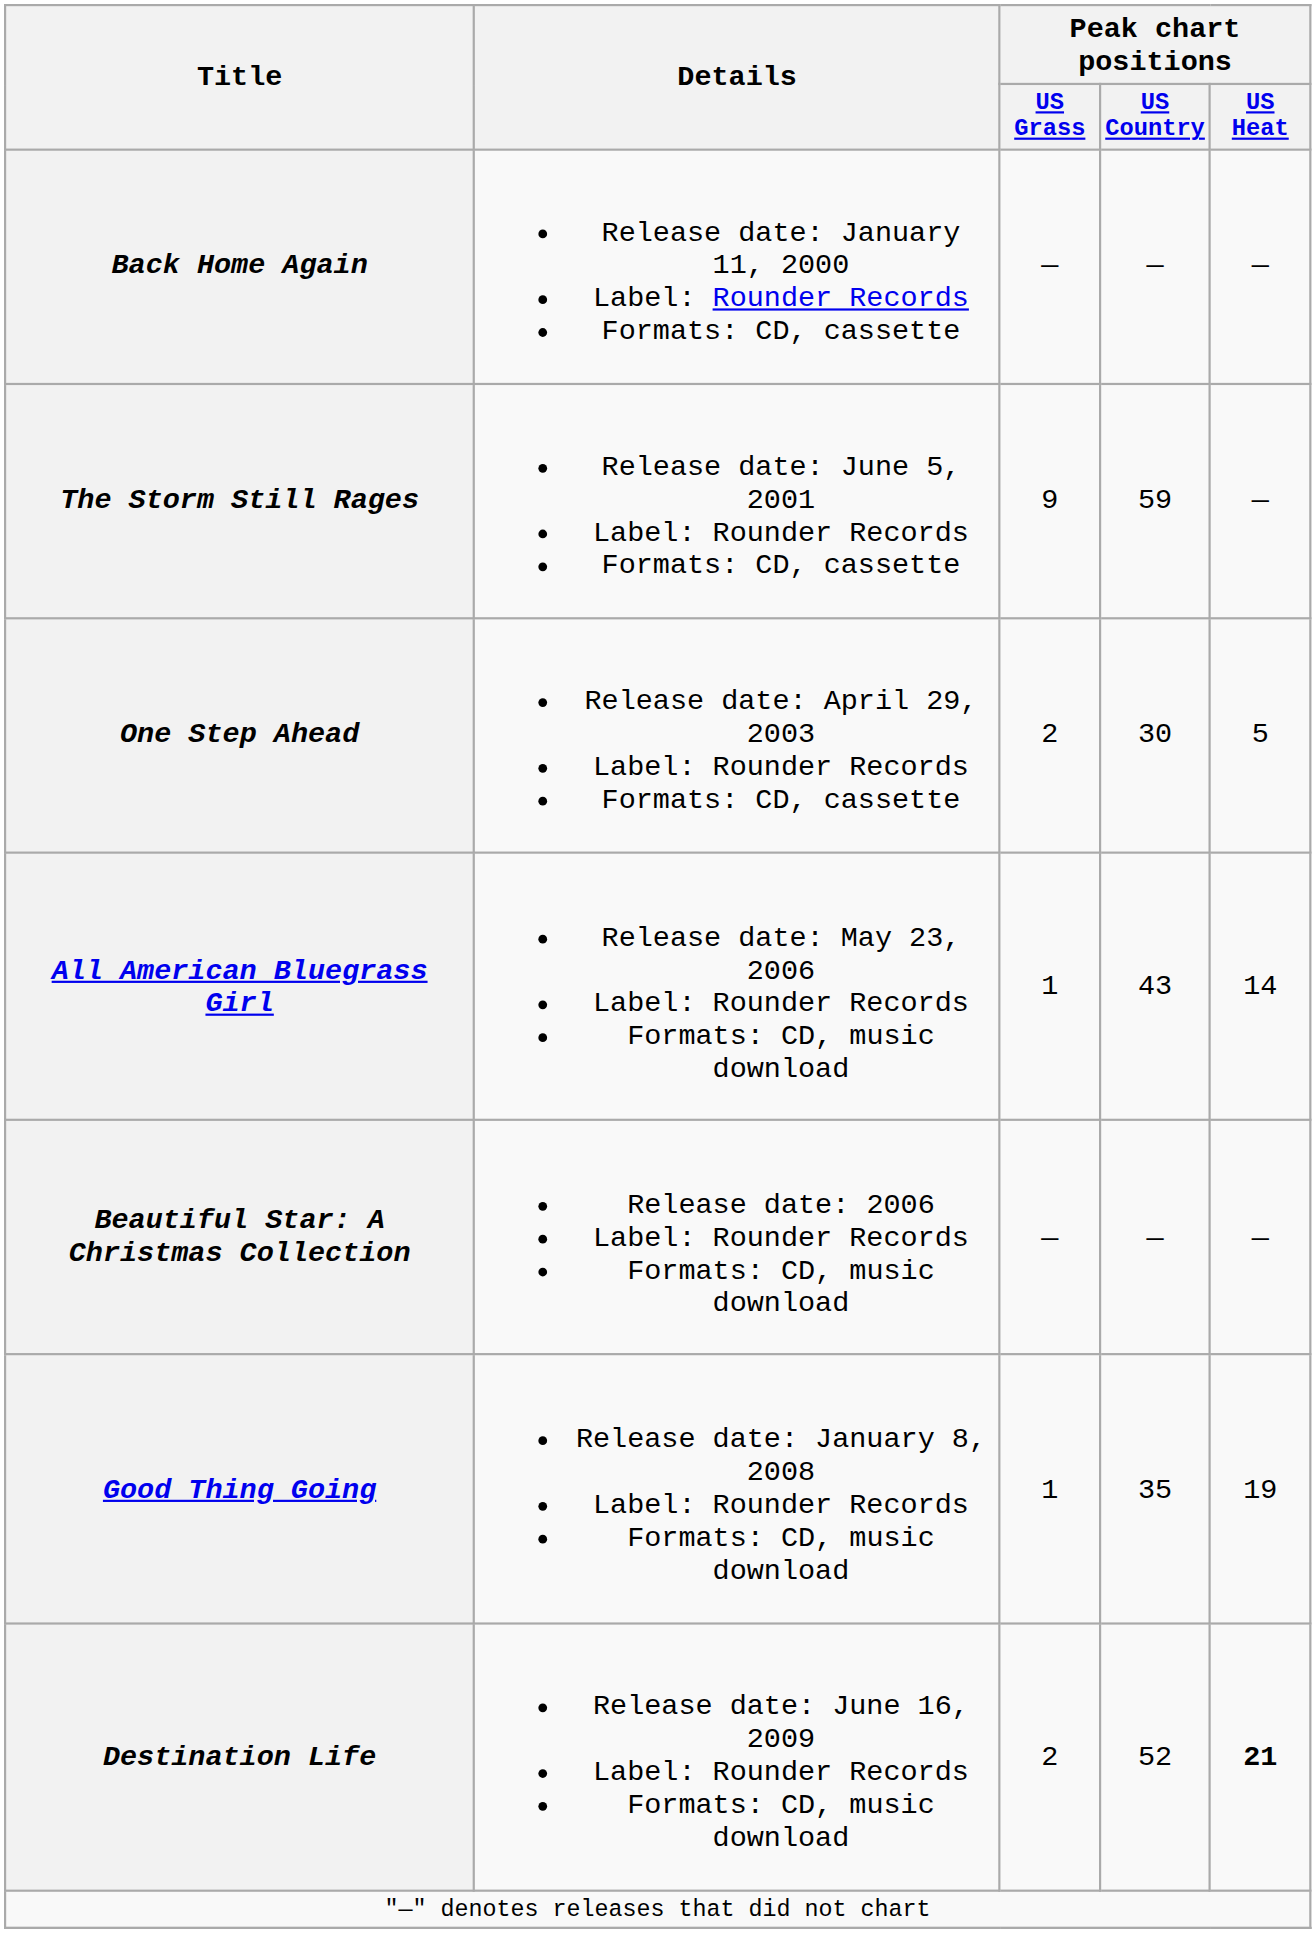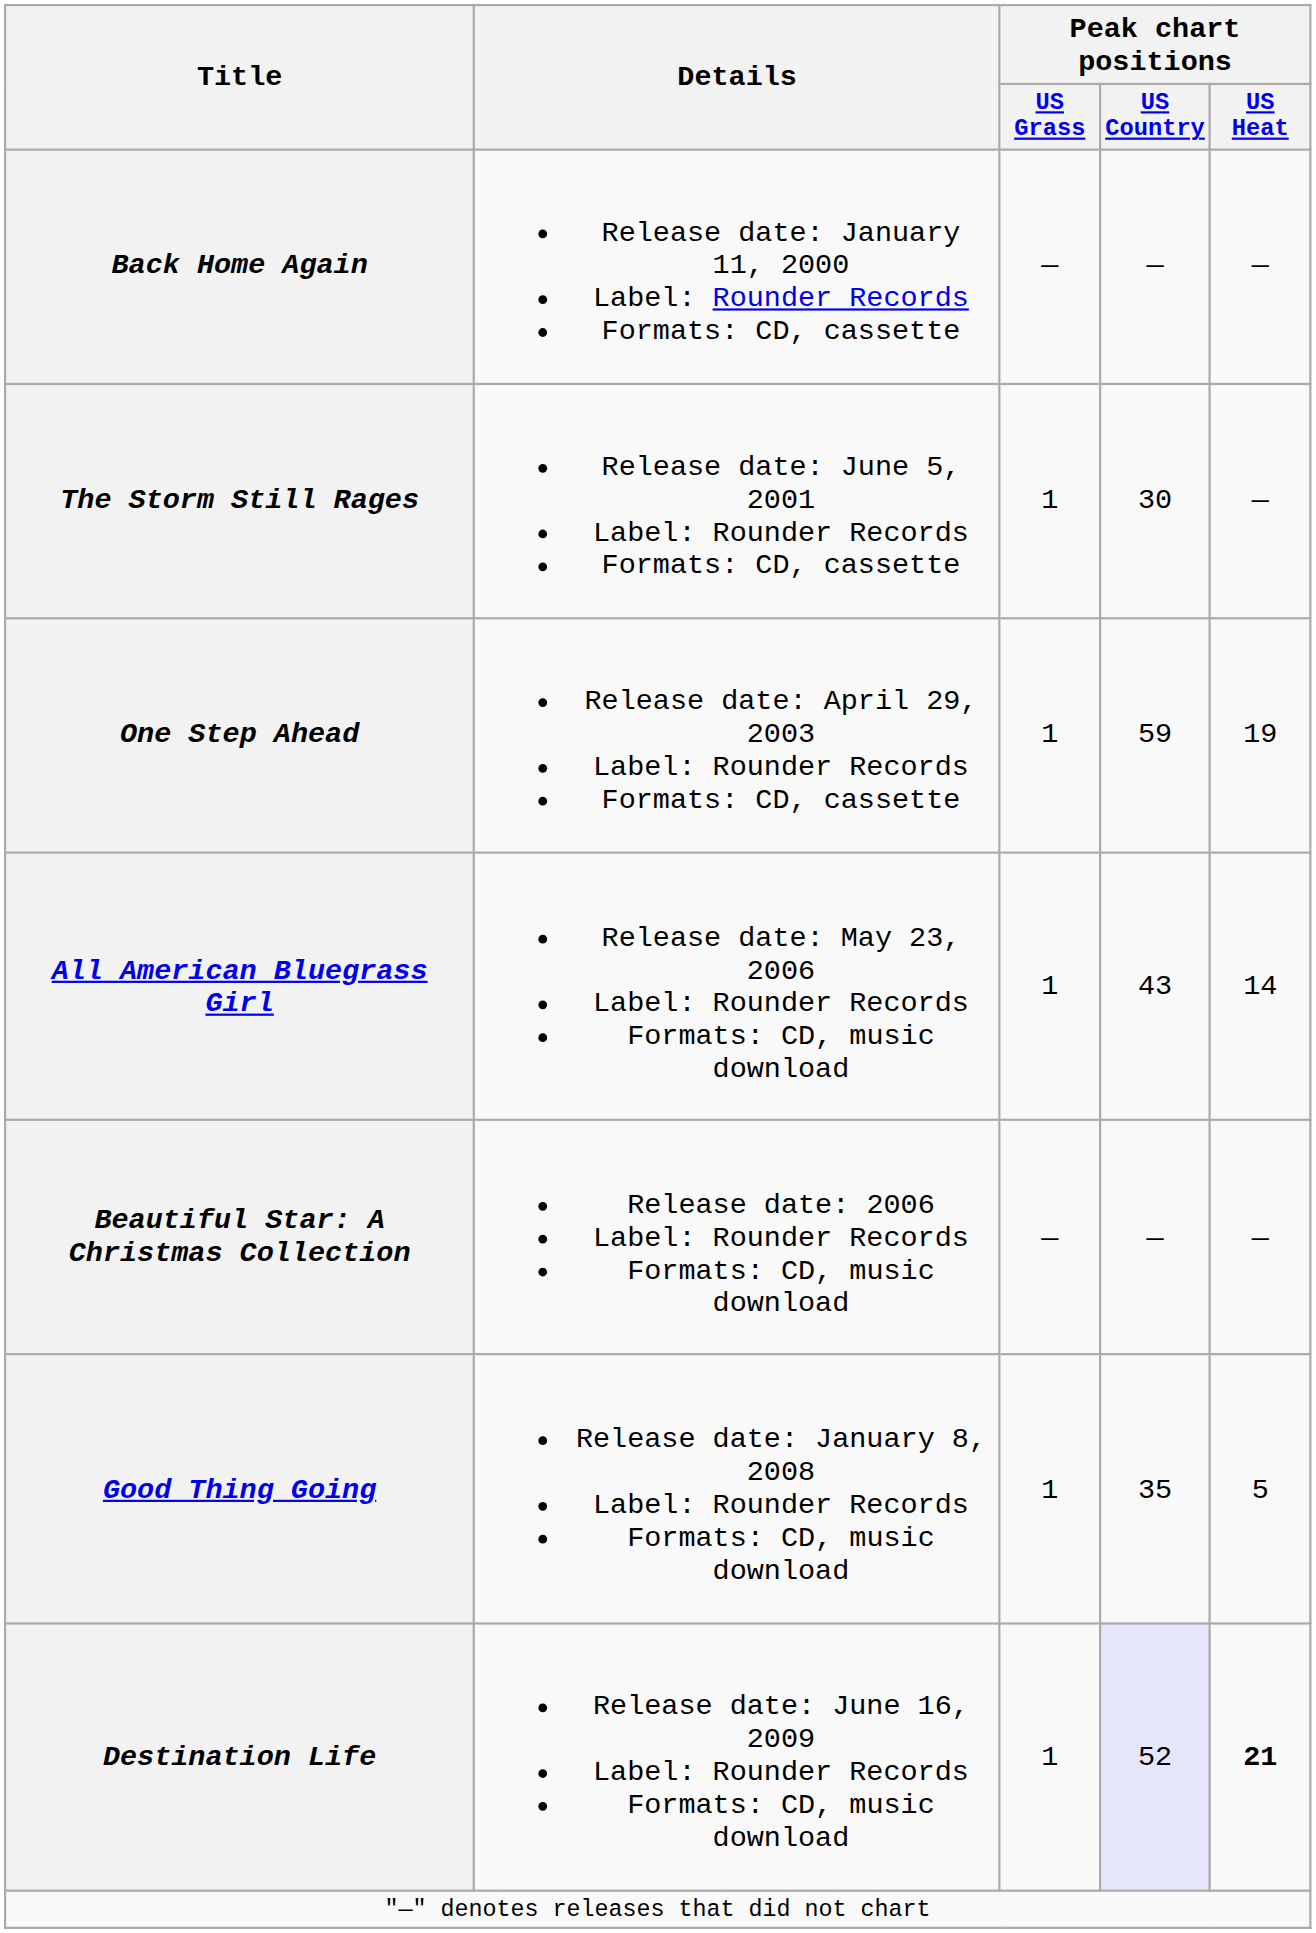(1050, 501) 9 -> (1050, 501) 1
(1155, 501) 59 -> (1155, 501) 30
(1050, 735) 2 -> (1050, 735) 1
(1155, 735) 30 -> (1155, 735) 59
(1260, 735) 5 -> (1260, 735) 19
(1260, 1489) 19 -> (1260, 1489) 5
(1050, 1756) 2 -> (1050, 1756) 1
(1155, 1756) no background -> (1155, 1756) lavender background
